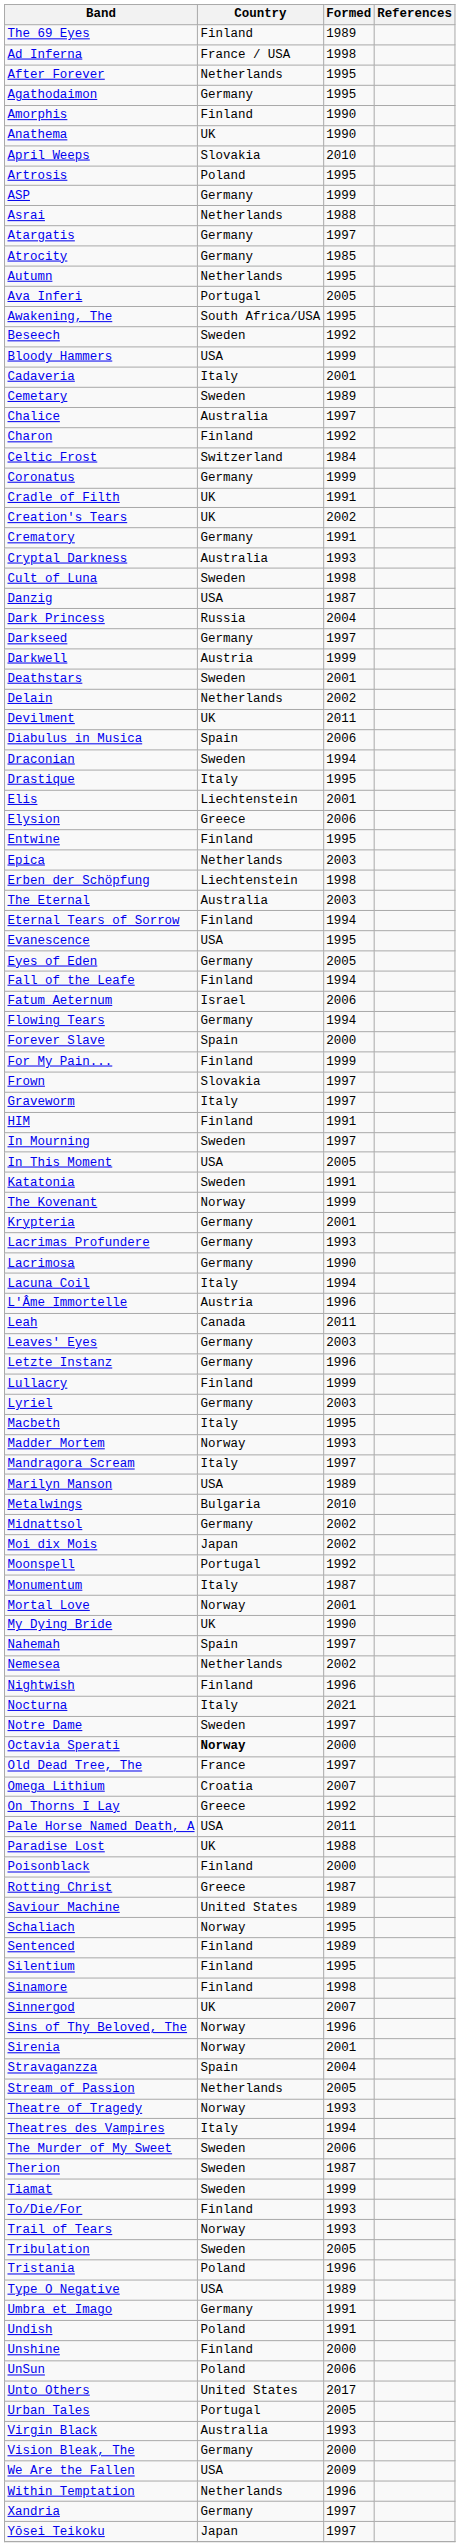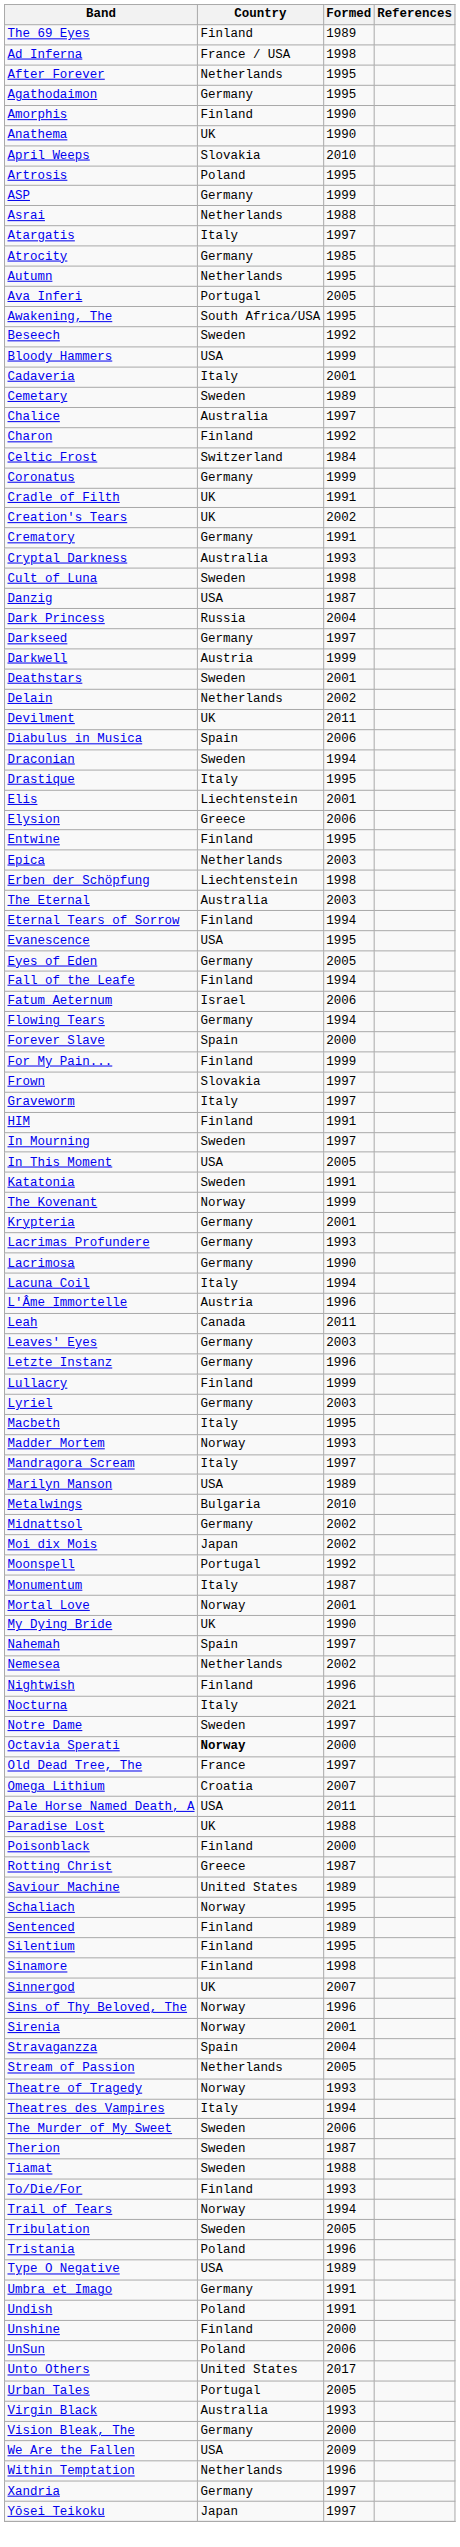(227, 236) Germany -> (219, 236) Italy
- row: (64, 1807)
(341, 2190) 1999 -> (341, 2170) 1988
(341, 2230) 1993 -> (341, 2210) 1994
